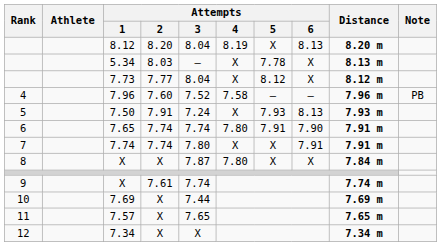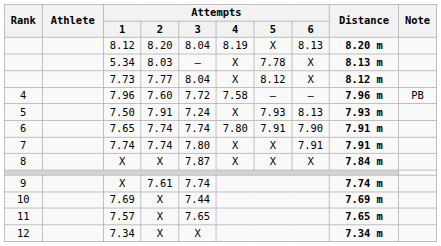(198, 96) 7.52 -> (198, 96) 7.72
(235, 162) 7.80 -> (235, 162) X
